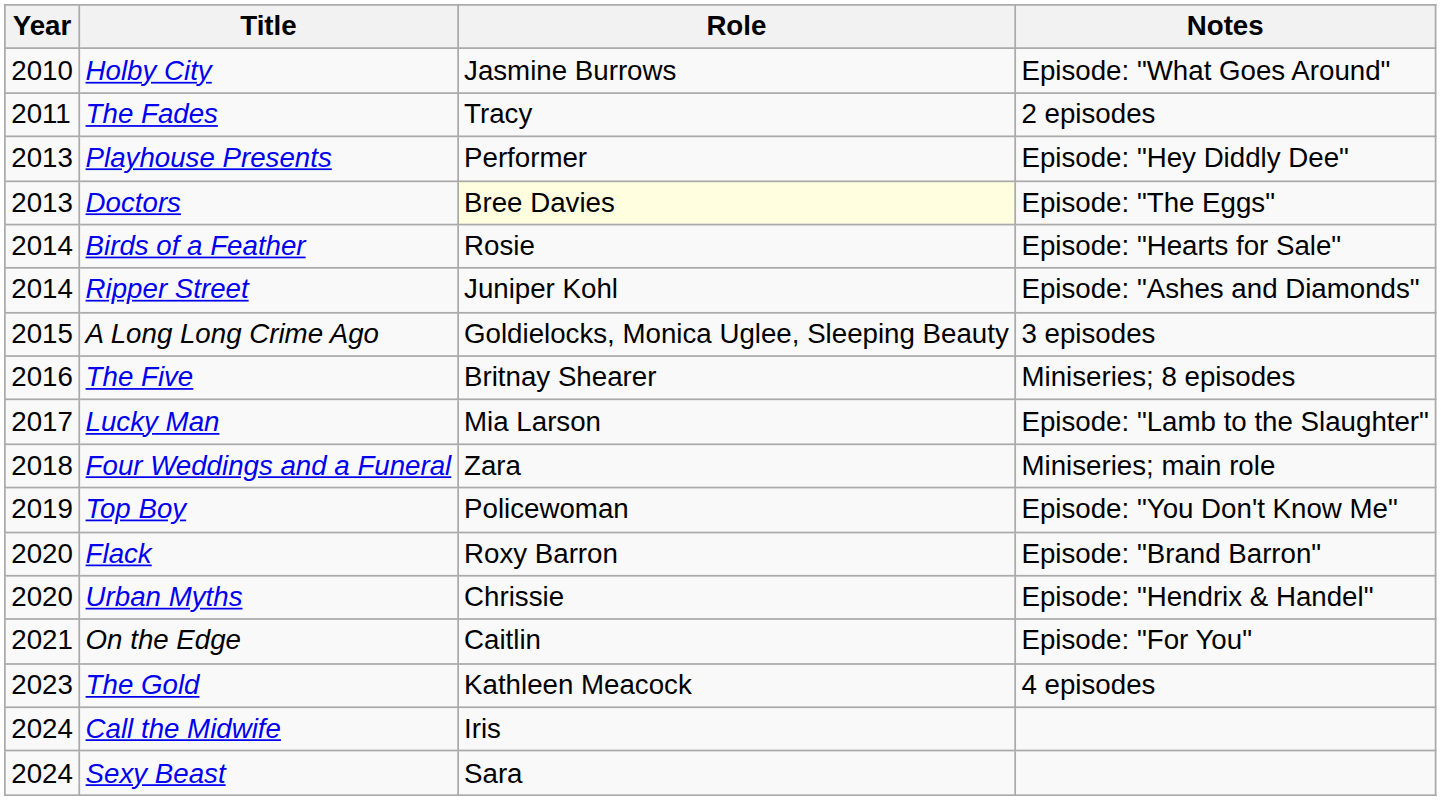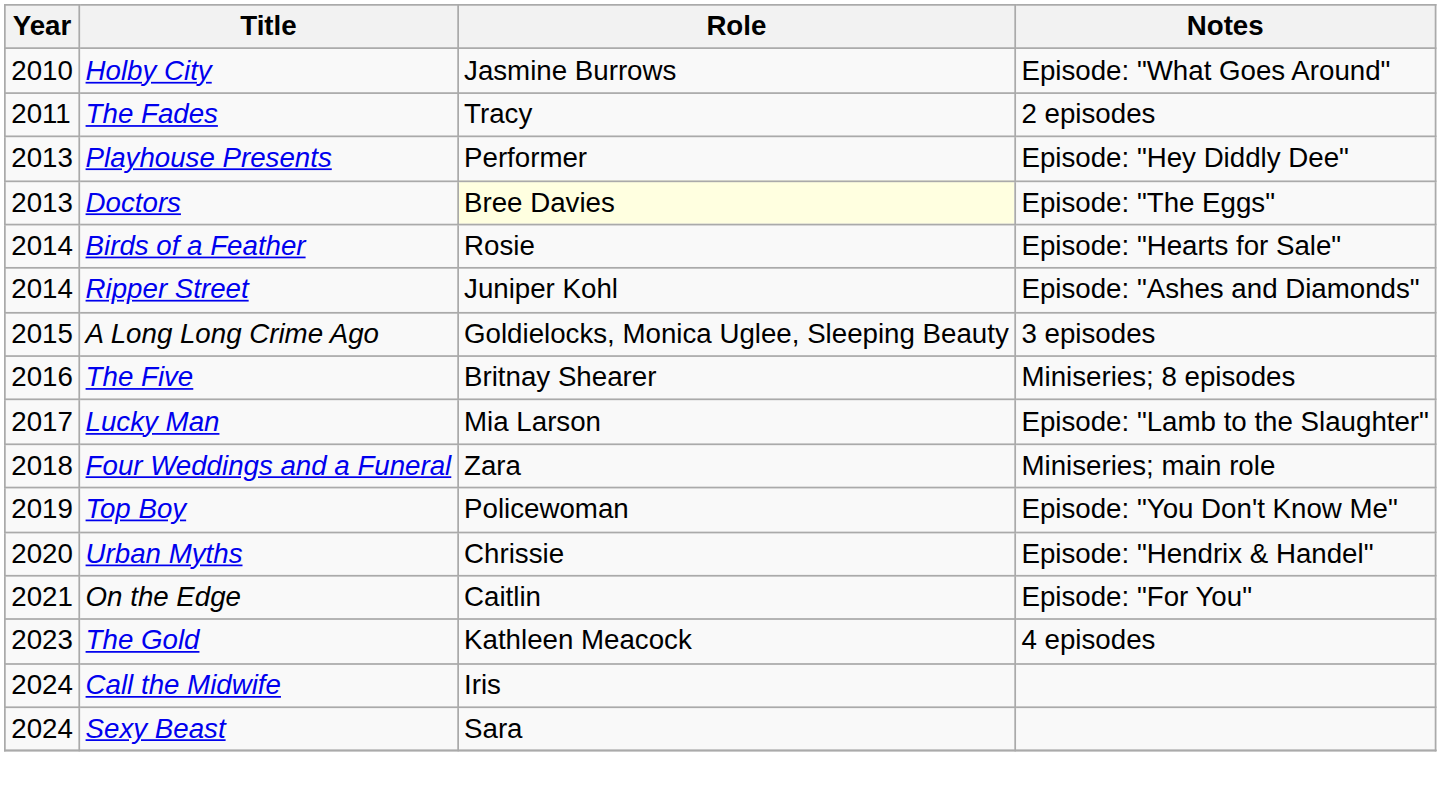- row: (119, 553)
